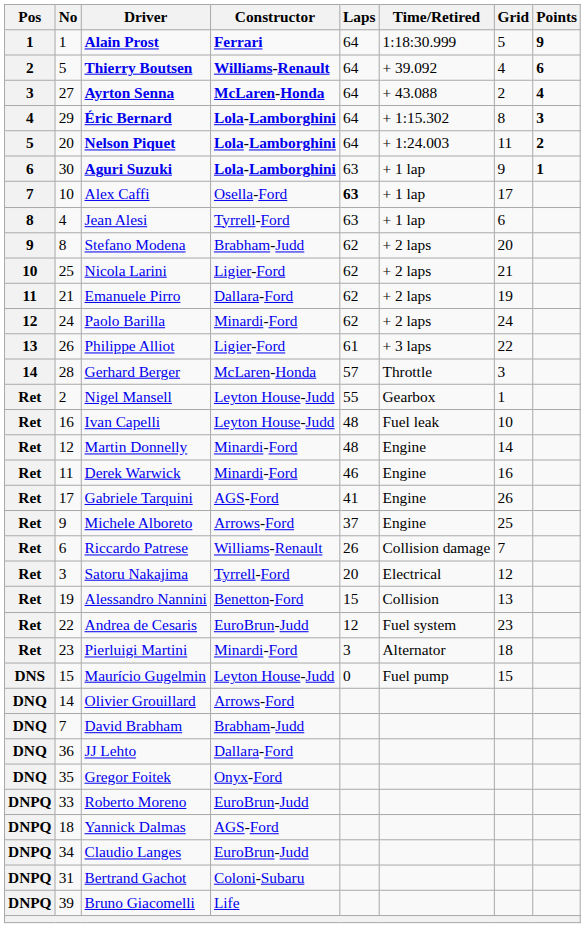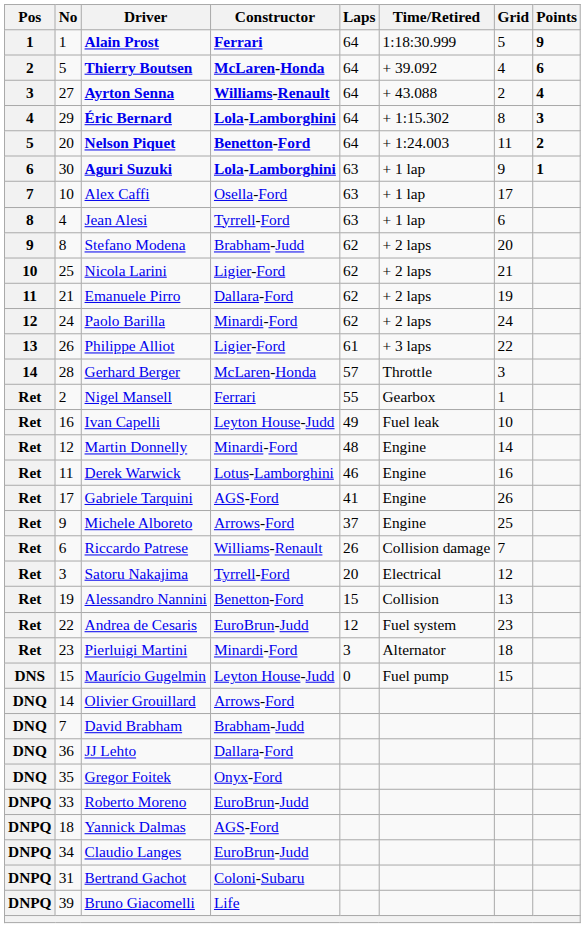(272, 67) Williams-Renault -> (269, 67) McLaren-Honda
(269, 93) McLaren-Honda -> (272, 93) Williams-Renault
(275, 143) Lola-Lamborghini -> (262, 143) Benetton-Ford
(351, 194) bold -> (351, 194) normal
(274, 397) Leyton House-Judd -> (235, 397) Ferrari
(351, 422) 48 -> (351, 422) 49
(256, 472) Minardi-Ford -> (274, 472) Lotus-Lamborghini
